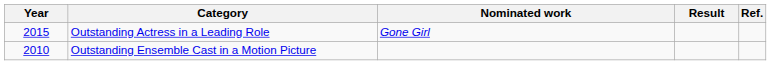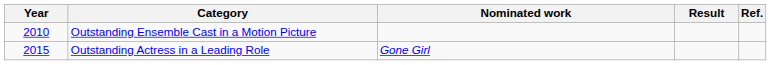rows swapped: (194, 50) <-> (170, 32)
